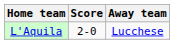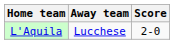columns swapped: (87, 13) <-> (137, 13)
